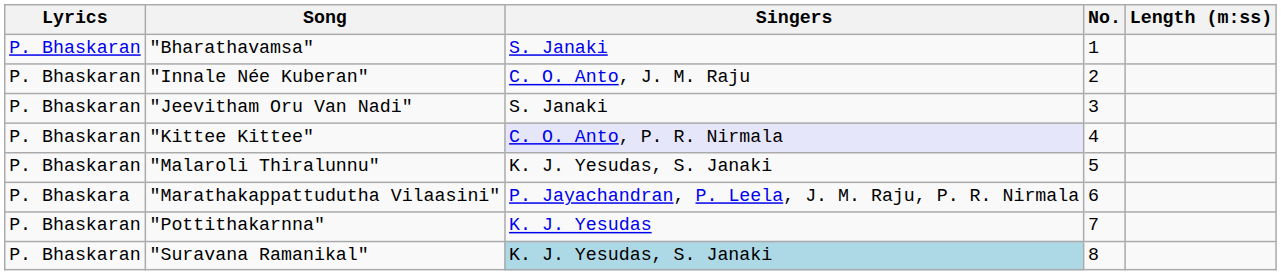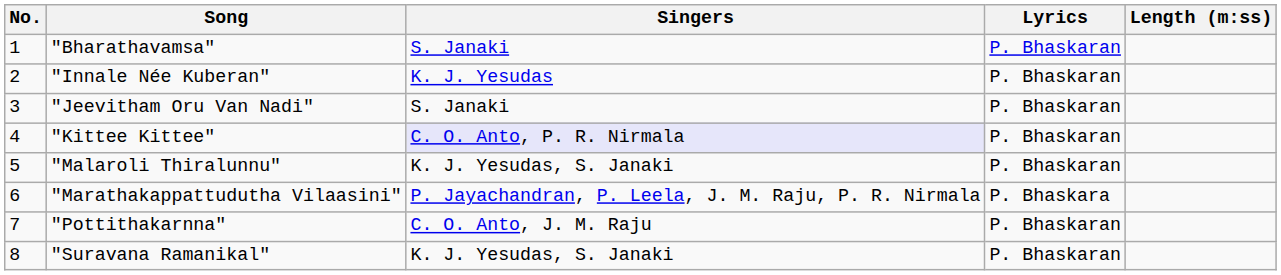columns swapped: (1104, 20) <-> (75, 20)
(630, 79) C. O. Anto, J. M. Raju -> (482, 79) K. J. Yesudas
(580, 226) K. J. Yesudas -> (531, 226) C. O. Anto, J. M. Raju
(641, 256) lightblue background -> (542, 256) no background
